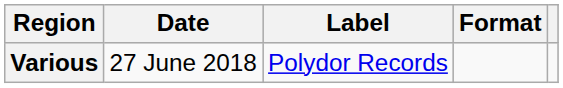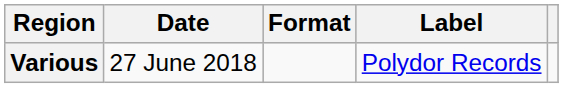columns swapped: (500, 23) <-> (358, 23)
